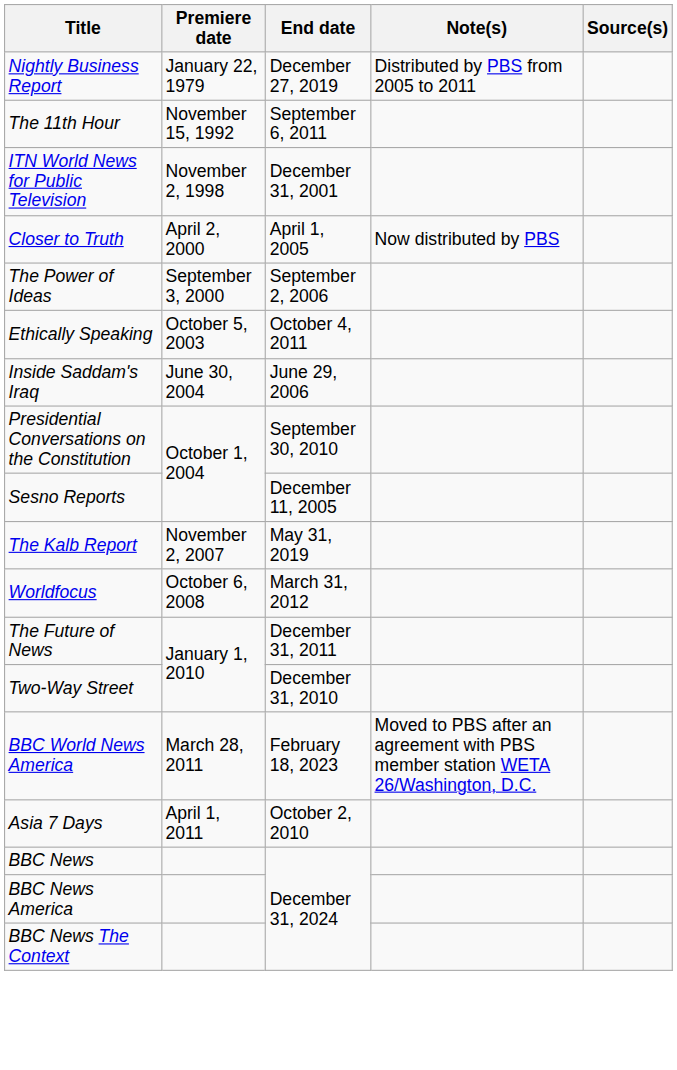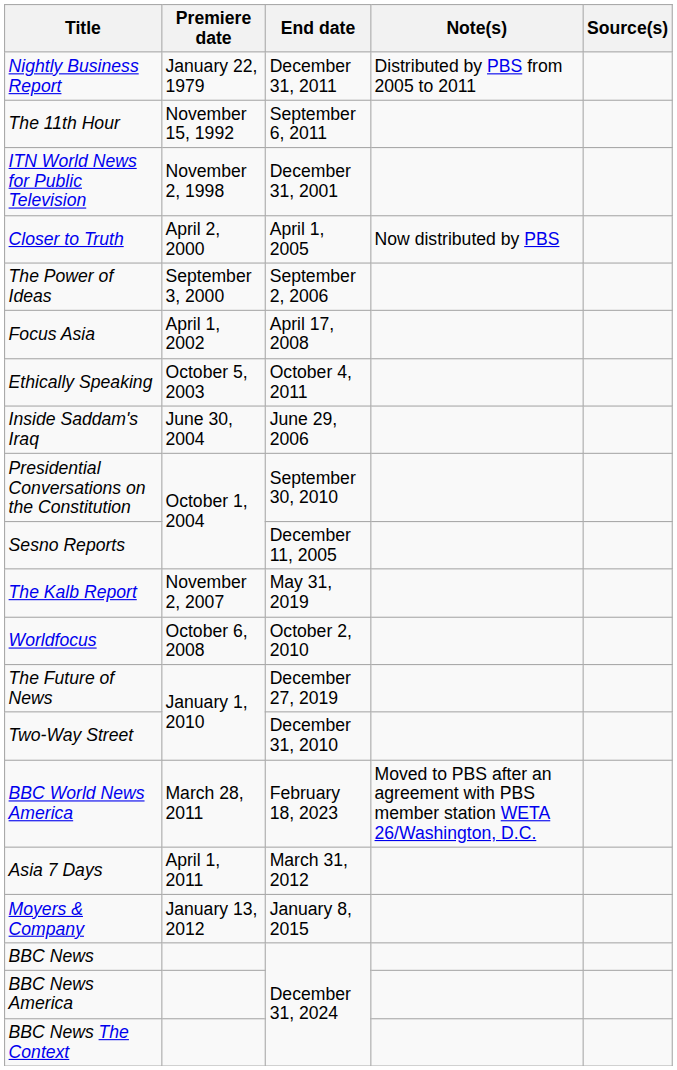(310, 76) December 27, 2019 -> (310, 76) December 31, 2011
+ row: (52, 334)
(309, 592) March 31, 2012 -> (311, 640) October 2, 2010
(310, 640) December 31, 2011 -> (310, 688) December 27, 2019
(311, 823) October 2, 2010 -> (309, 870) March 31, 2012
+ row: (46, 918)
